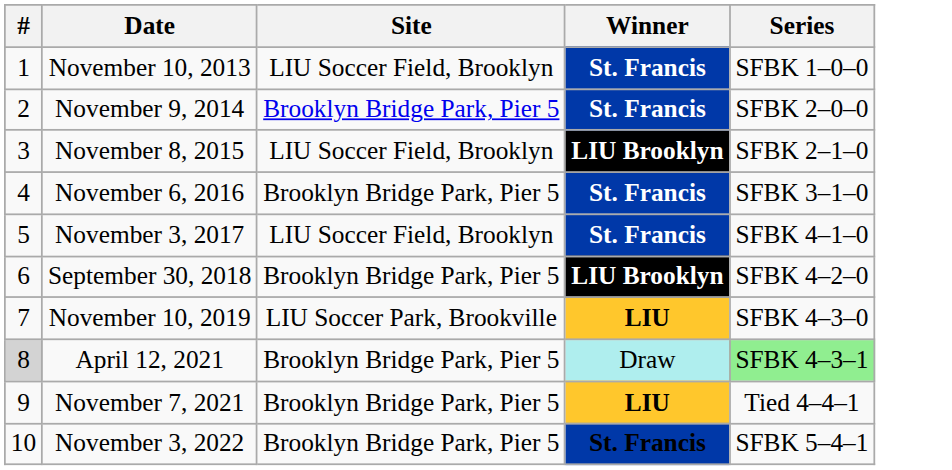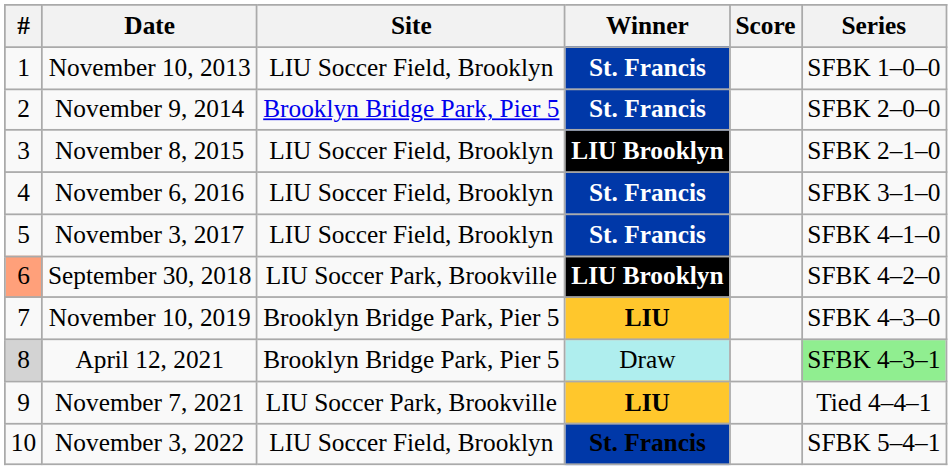+ column: (765, 25)
(411, 192) Brooklyn Bridge Park, Pier 5 -> (411, 192) LIU Soccer Field, Brooklyn
(23, 276) no background -> (23, 276) lightsalmon background
(411, 276) Brooklyn Bridge Park, Pier 5 -> (411, 276) LIU Soccer Park, Brookville
(411, 318) LIU Soccer Park, Brookville -> (411, 318) Brooklyn Bridge Park, Pier 5
(411, 401) Brooklyn Bridge Park, Pier 5 -> (411, 401) LIU Soccer Park, Brookville
(411, 443) Brooklyn Bridge Park, Pier 5 -> (411, 443) LIU Soccer Field, Brooklyn
